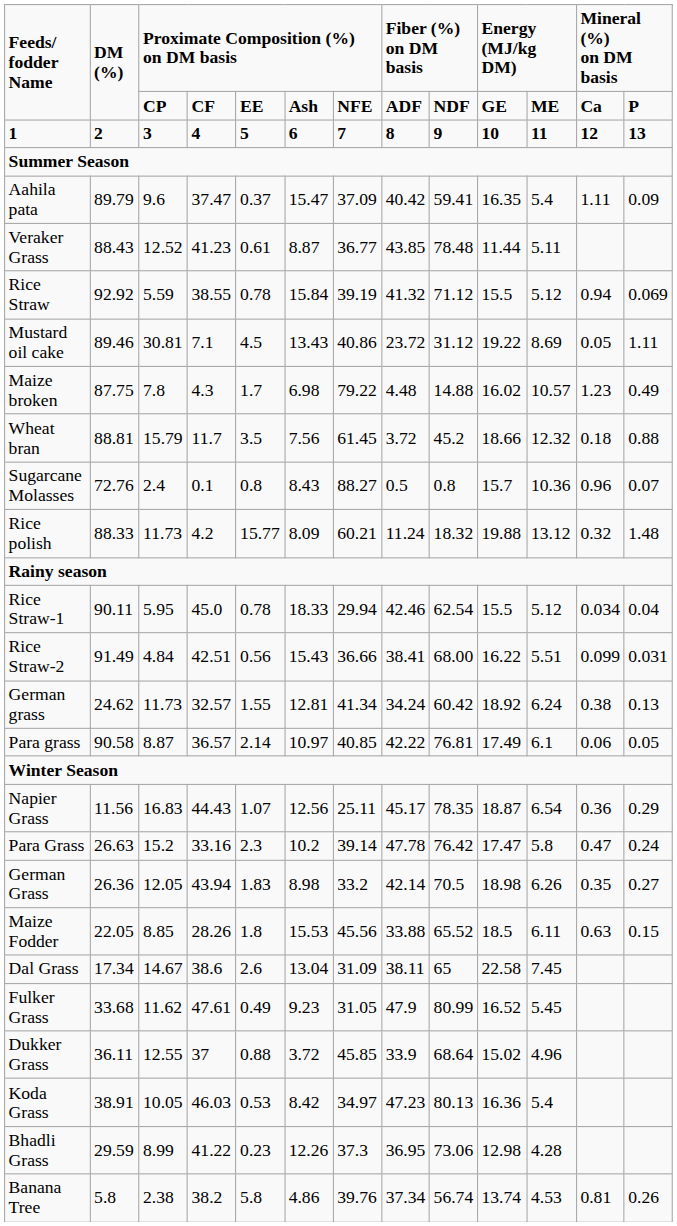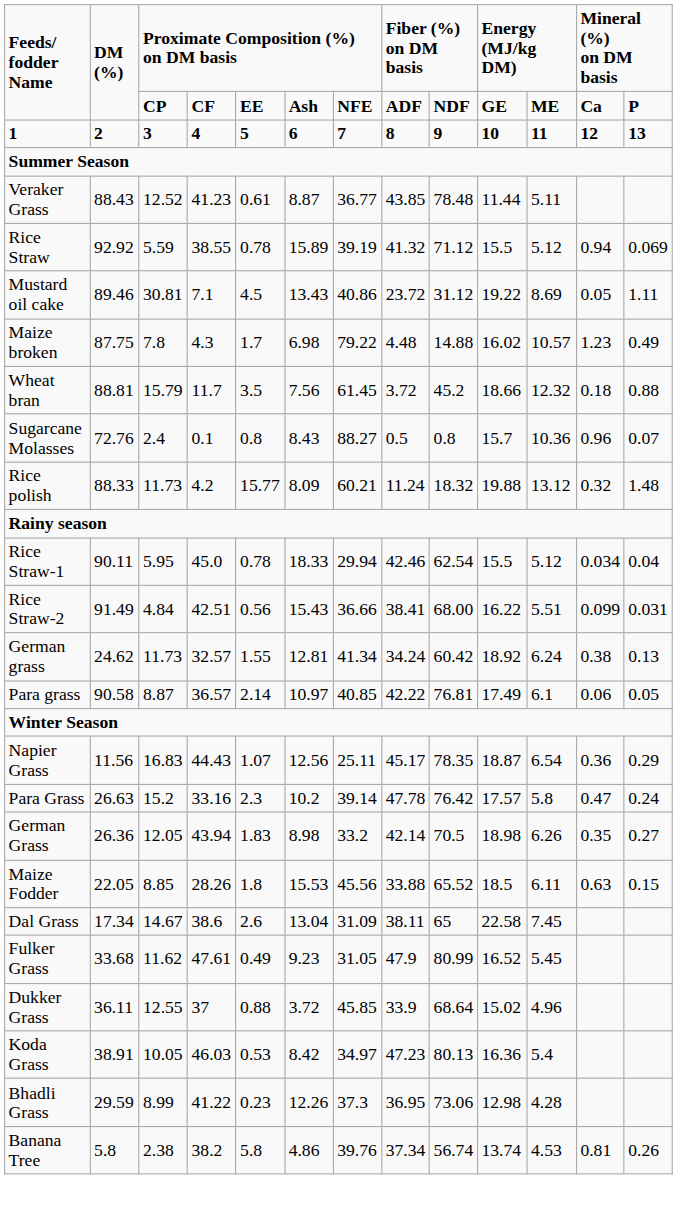- row: (32, 199)
(308, 294) 15.84 -> (308, 247) 15.89
(501, 845) 17.47 -> (501, 798) 17.57
